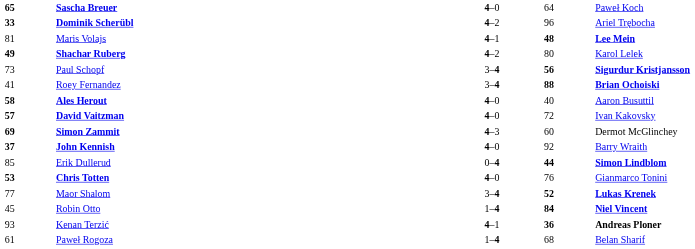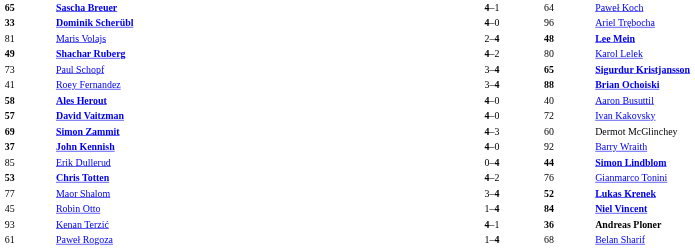(492, 7) 4–0 -> (492, 7) 4–1
(492, 23) 4–2 -> (492, 23) 4–0
(492, 38) 4–1 -> (492, 38) 2–4
(549, 69) 56 -> (549, 69) 65
(492, 178) 4–0 -> (492, 178) 4–2
